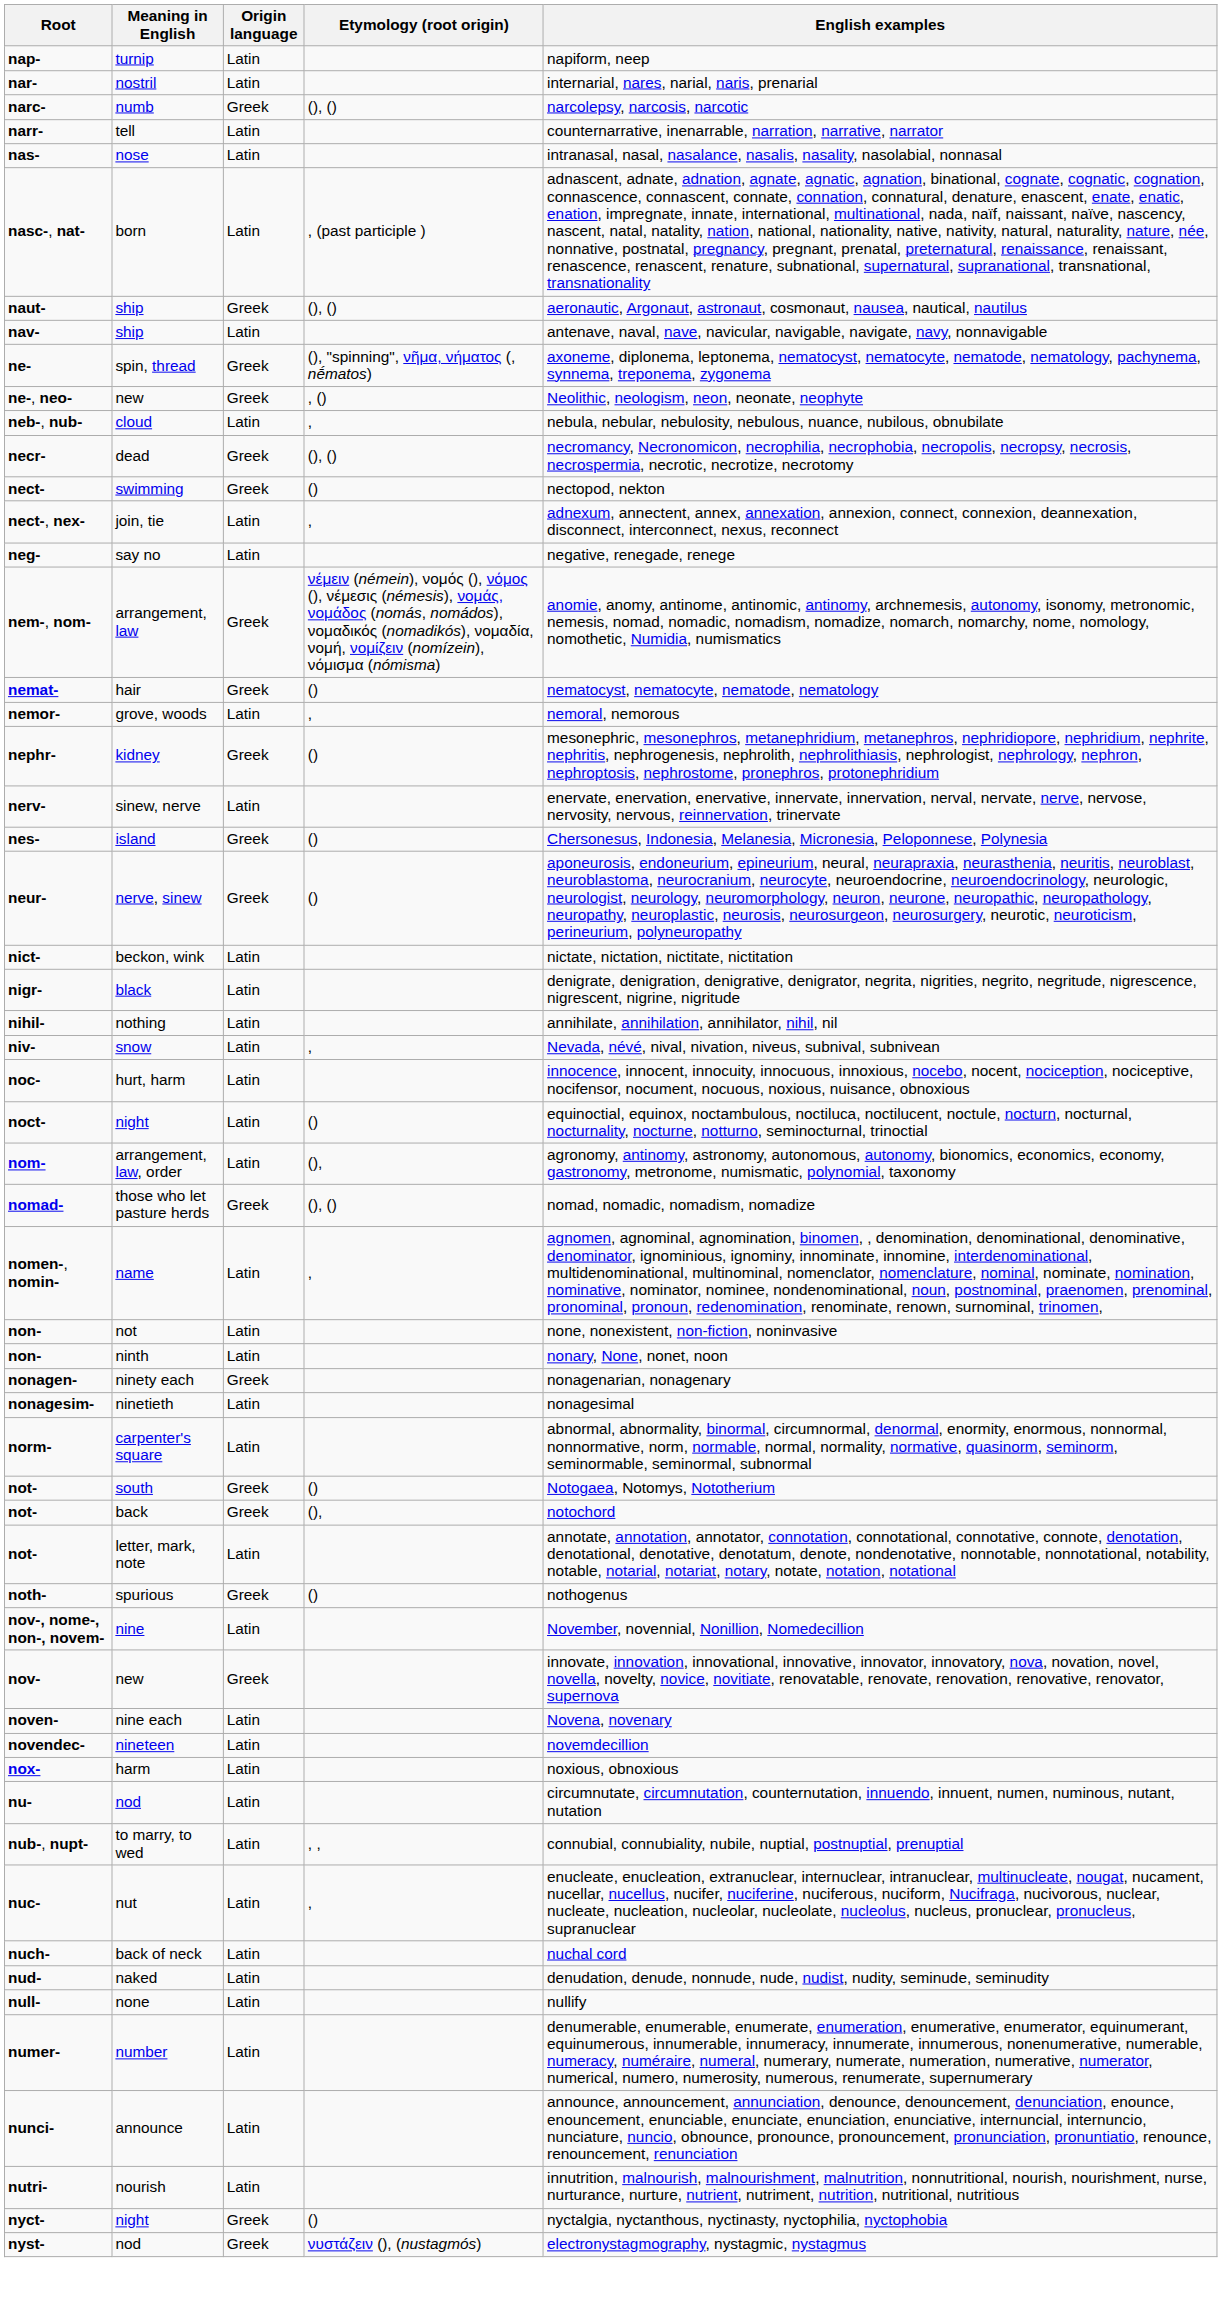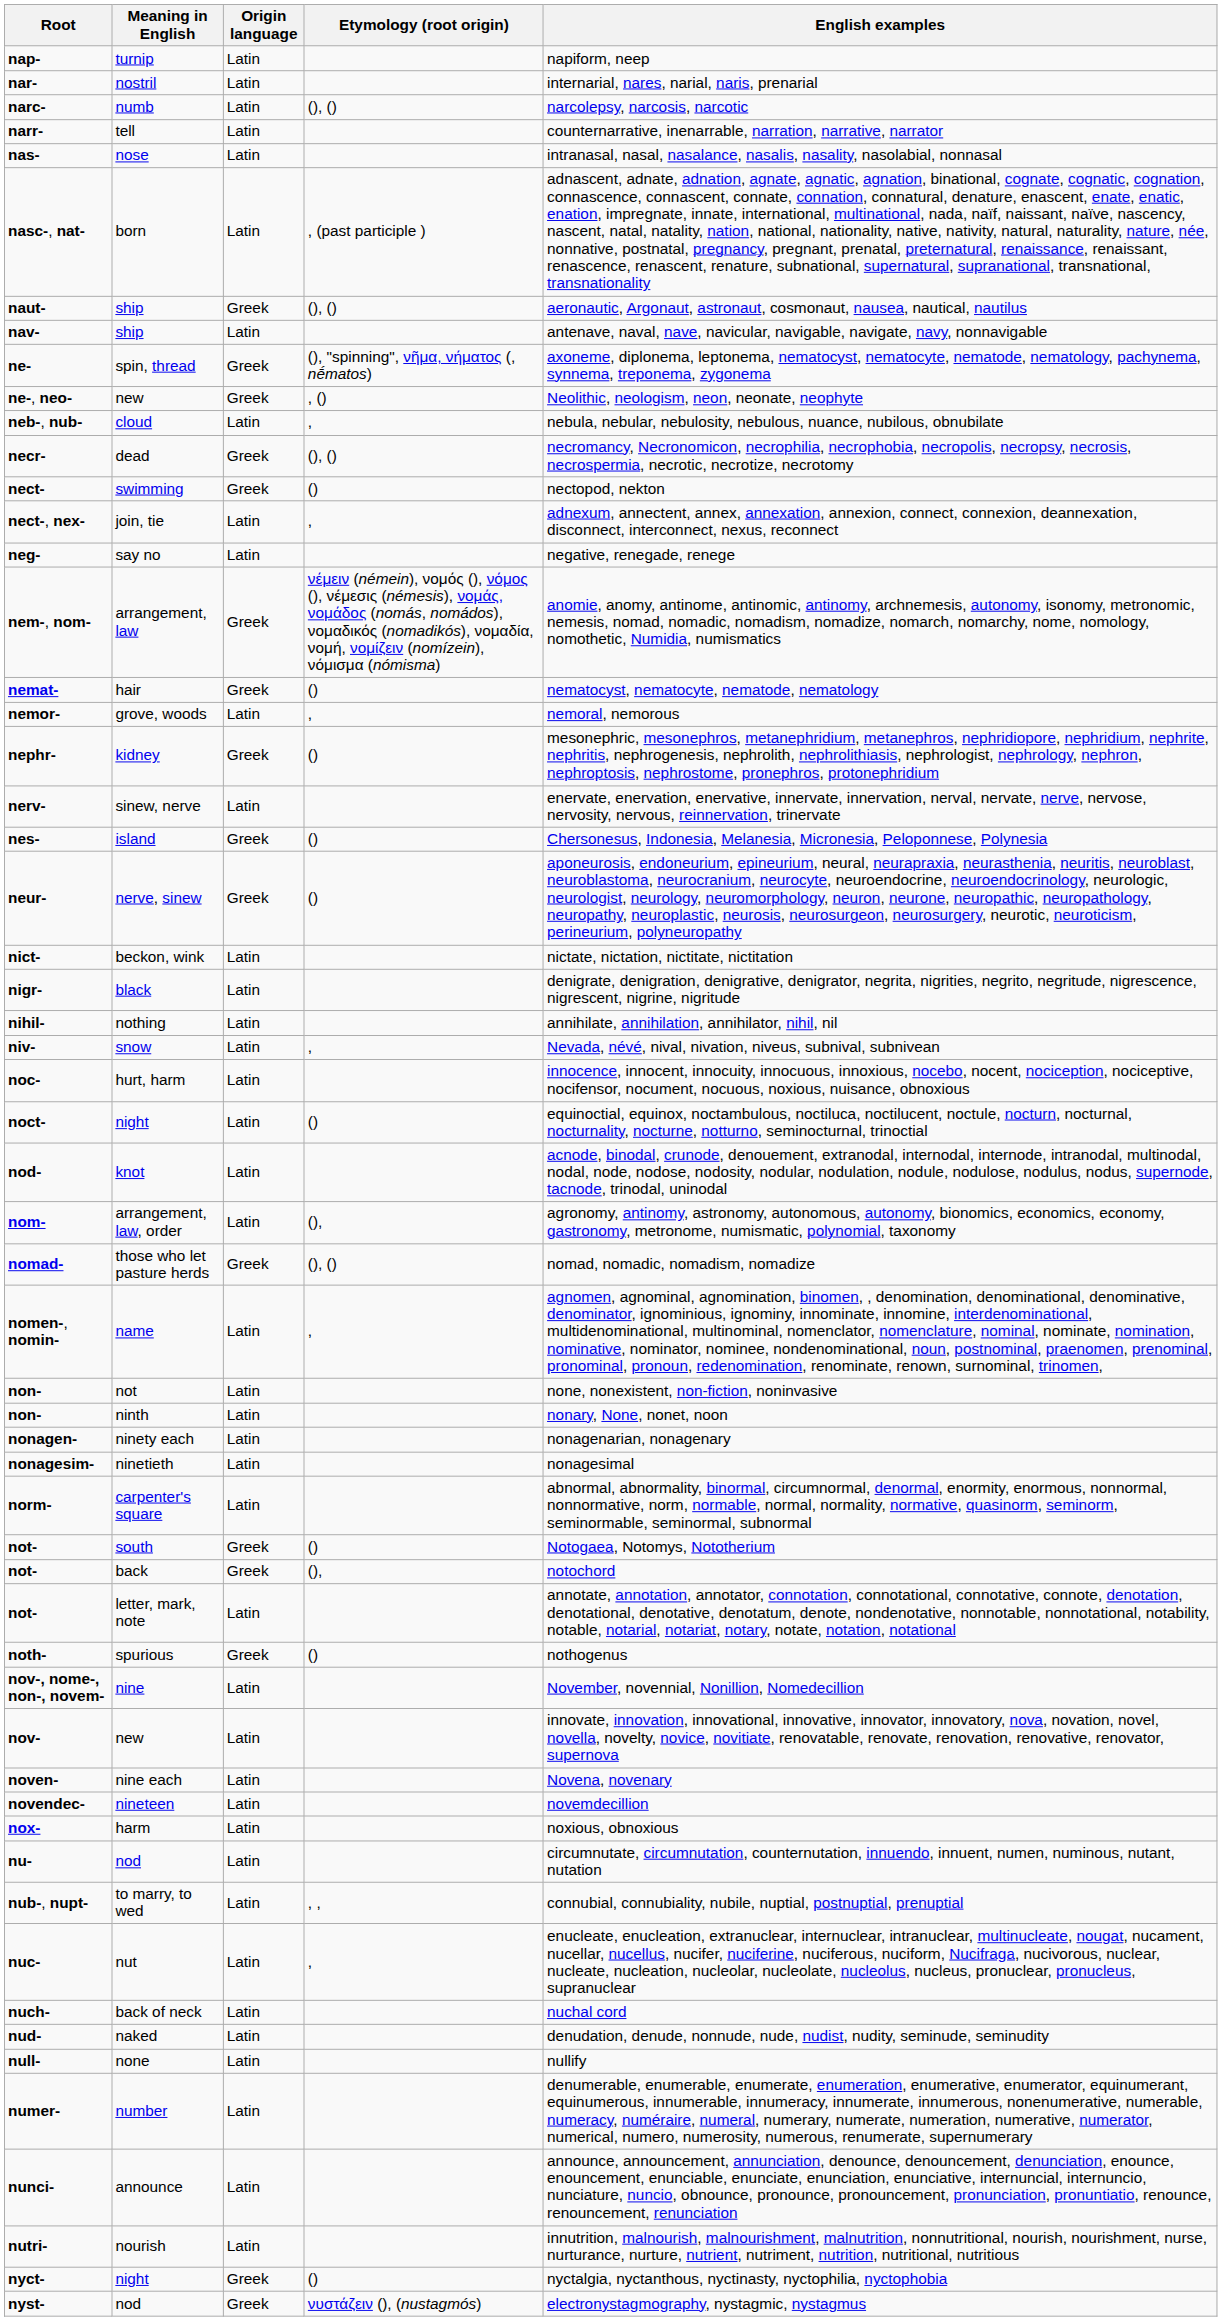(248, 107) Greek -> (243, 107) Latin
+ row: (25, 1172)
(248, 1380) Greek -> (243, 1439) Latin
(248, 1679) Greek -> (243, 1738) Latin
